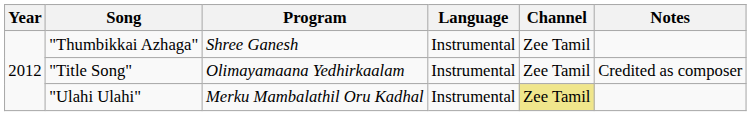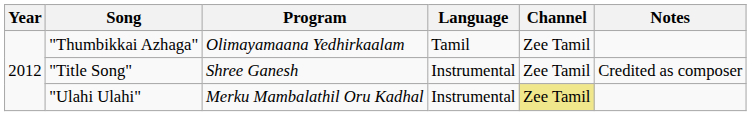(252, 44) Shree Ganesh -> (305, 44) Olimayamaana Yedhirkaalam
(473, 44) Instrumental -> (451, 44) Tamil
(305, 70) Olimayamaana Yedhirkaalam -> (252, 70) Shree Ganesh
